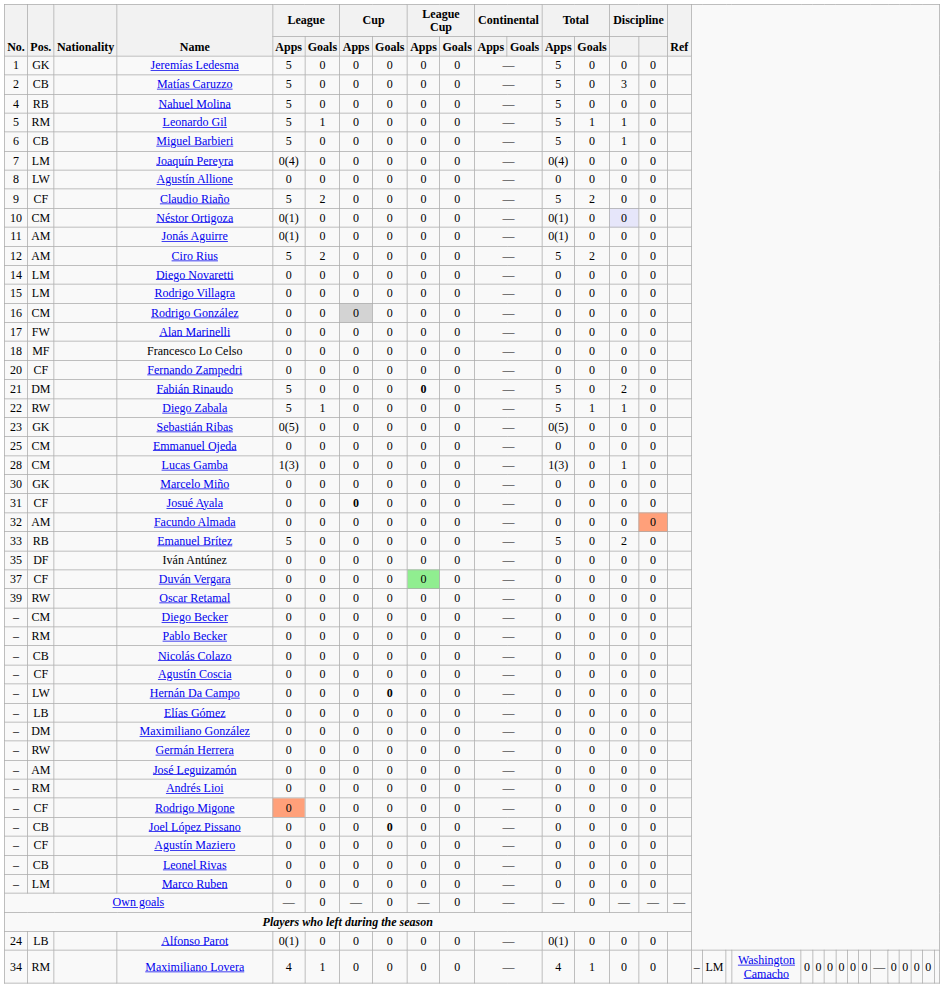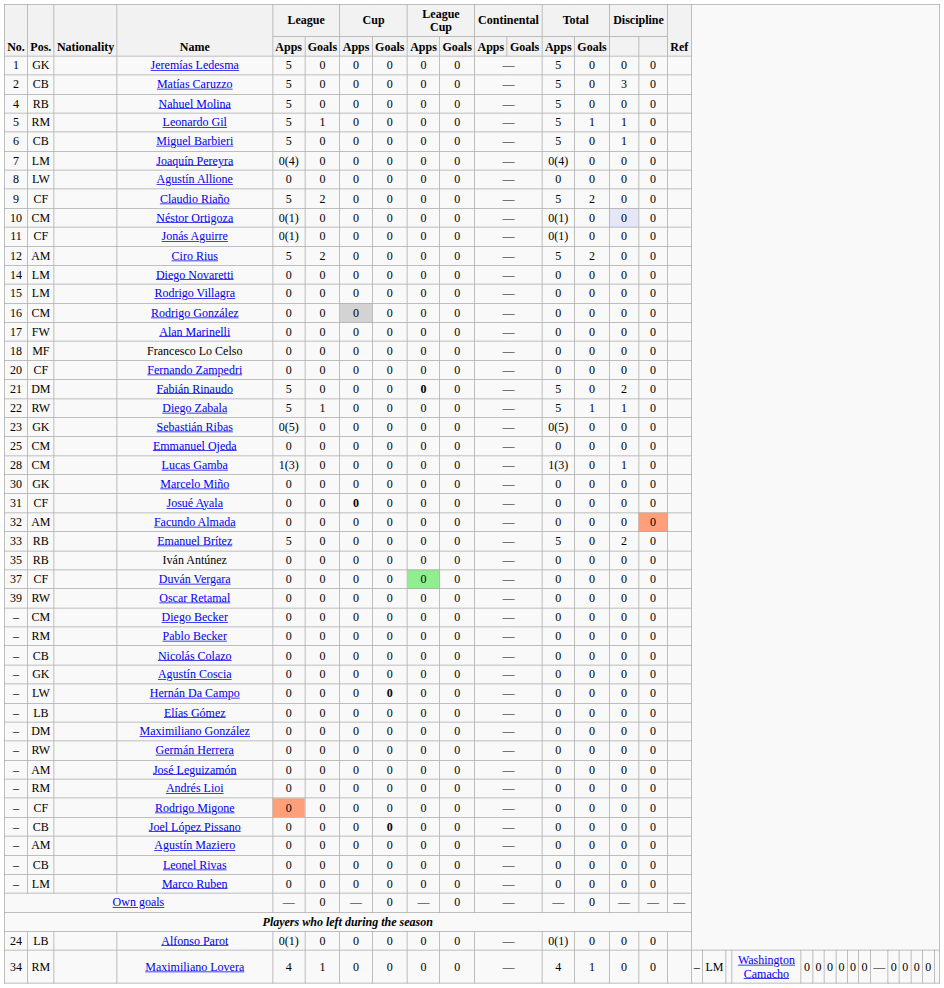(41, 236) AM -> (41, 236) CF
(41, 560) DF -> (41, 560) RB
(41, 674) CF -> (41, 674) GK
(41, 845) CF -> (41, 845) AM
